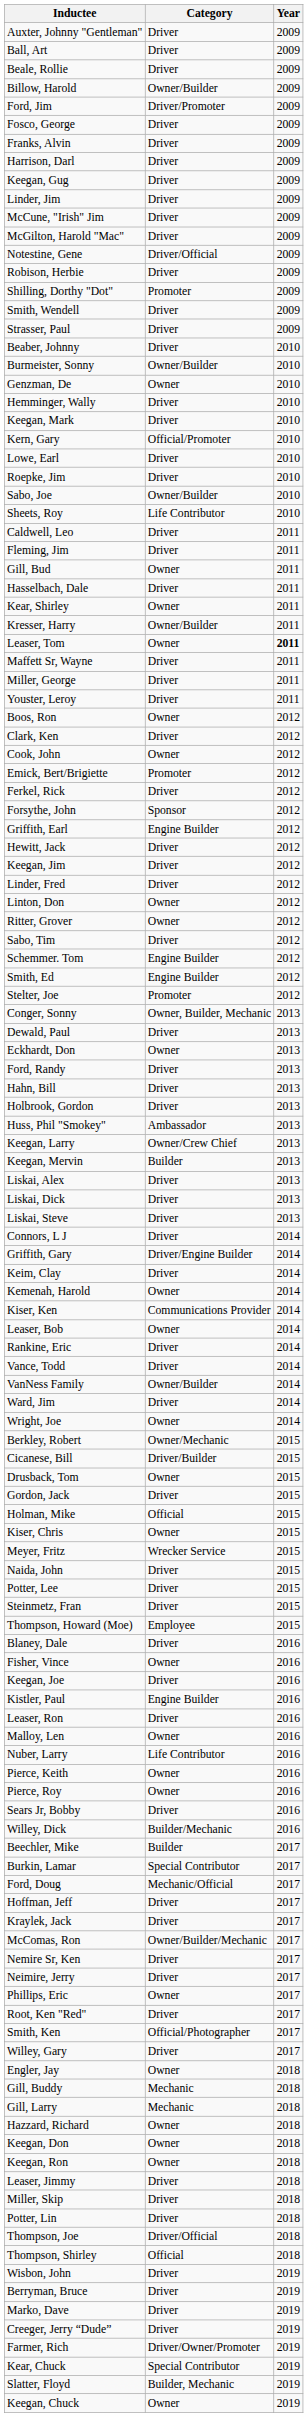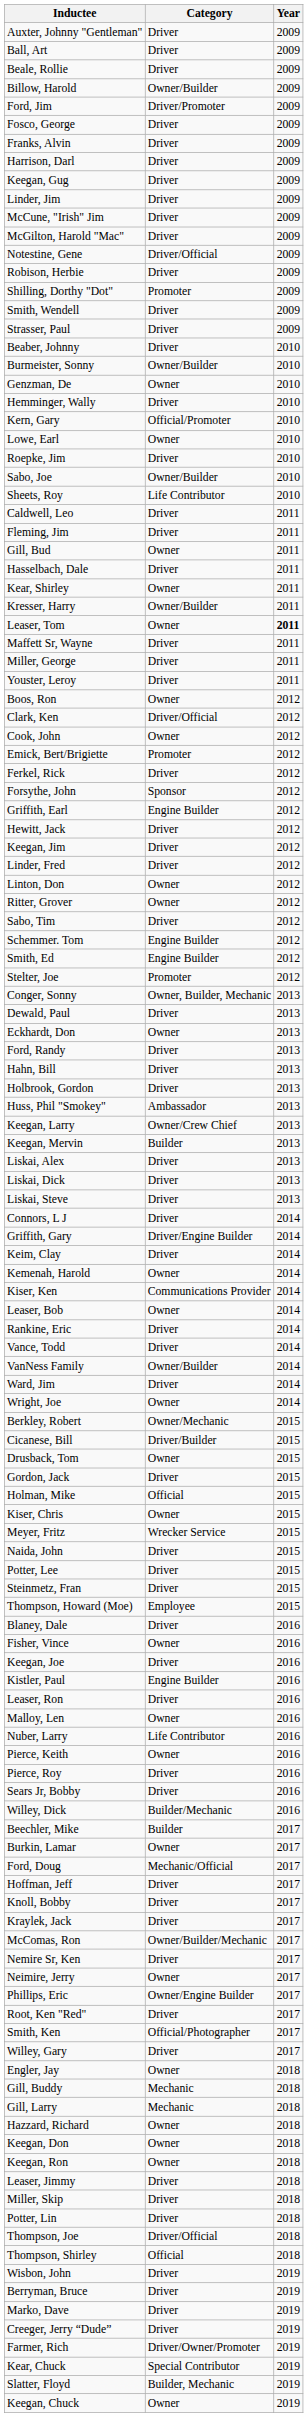- row: (40, 421)
(163, 458) Driver -> (164, 439) Owner
(163, 736) Driver -> (183, 717) Driver/Official
(164, 1792) Owner -> (163, 1773) Driver
(194, 1866) Special Contributor -> (164, 1847) Owner
+ row: (39, 1903)
(163, 1977) Driver -> (164, 1977) Owner
(164, 1995) Owner -> (201, 1995) Owner/Engine Builder
